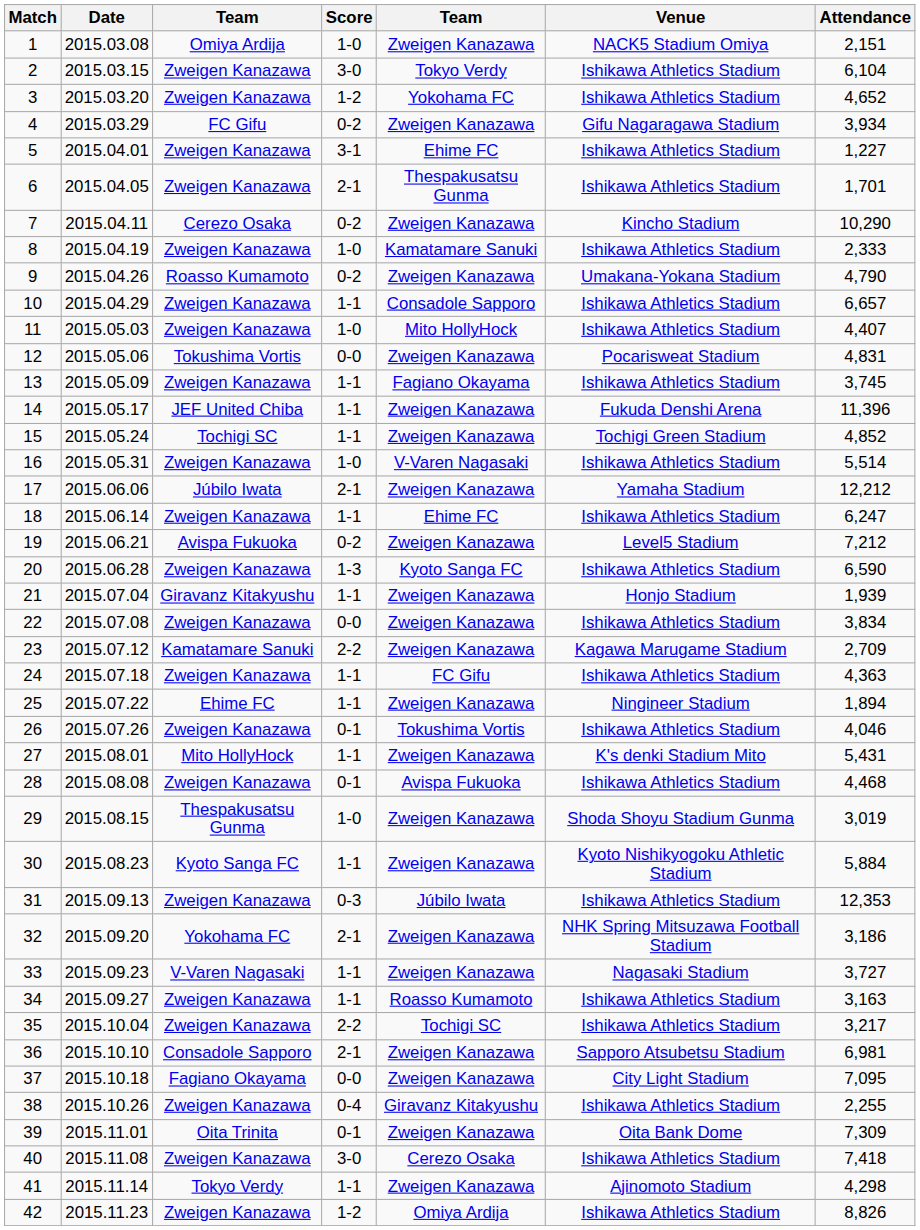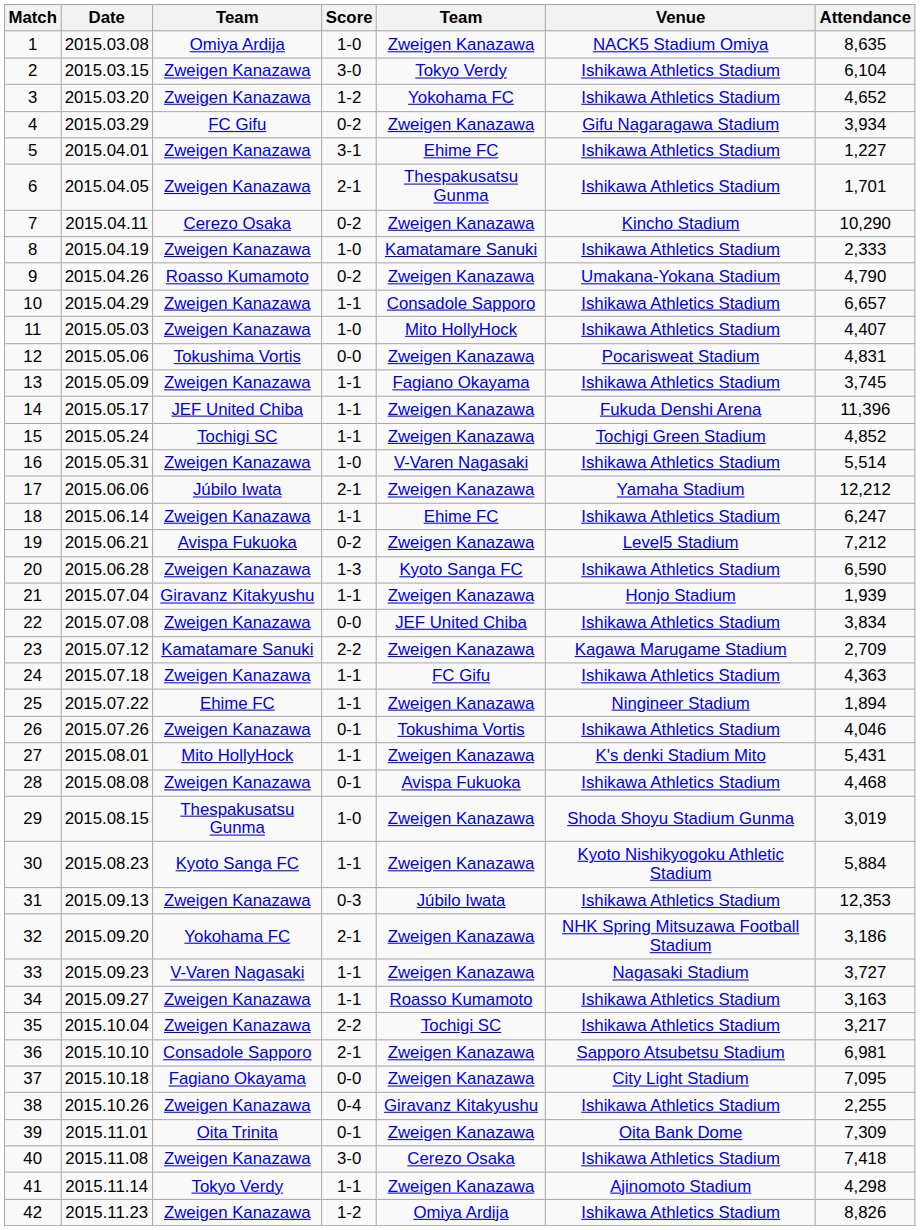(865, 44) 2,151 -> (865, 44) 8,635
(461, 622) Zweigen Kanazawa -> (461, 622) JEF United Chiba
